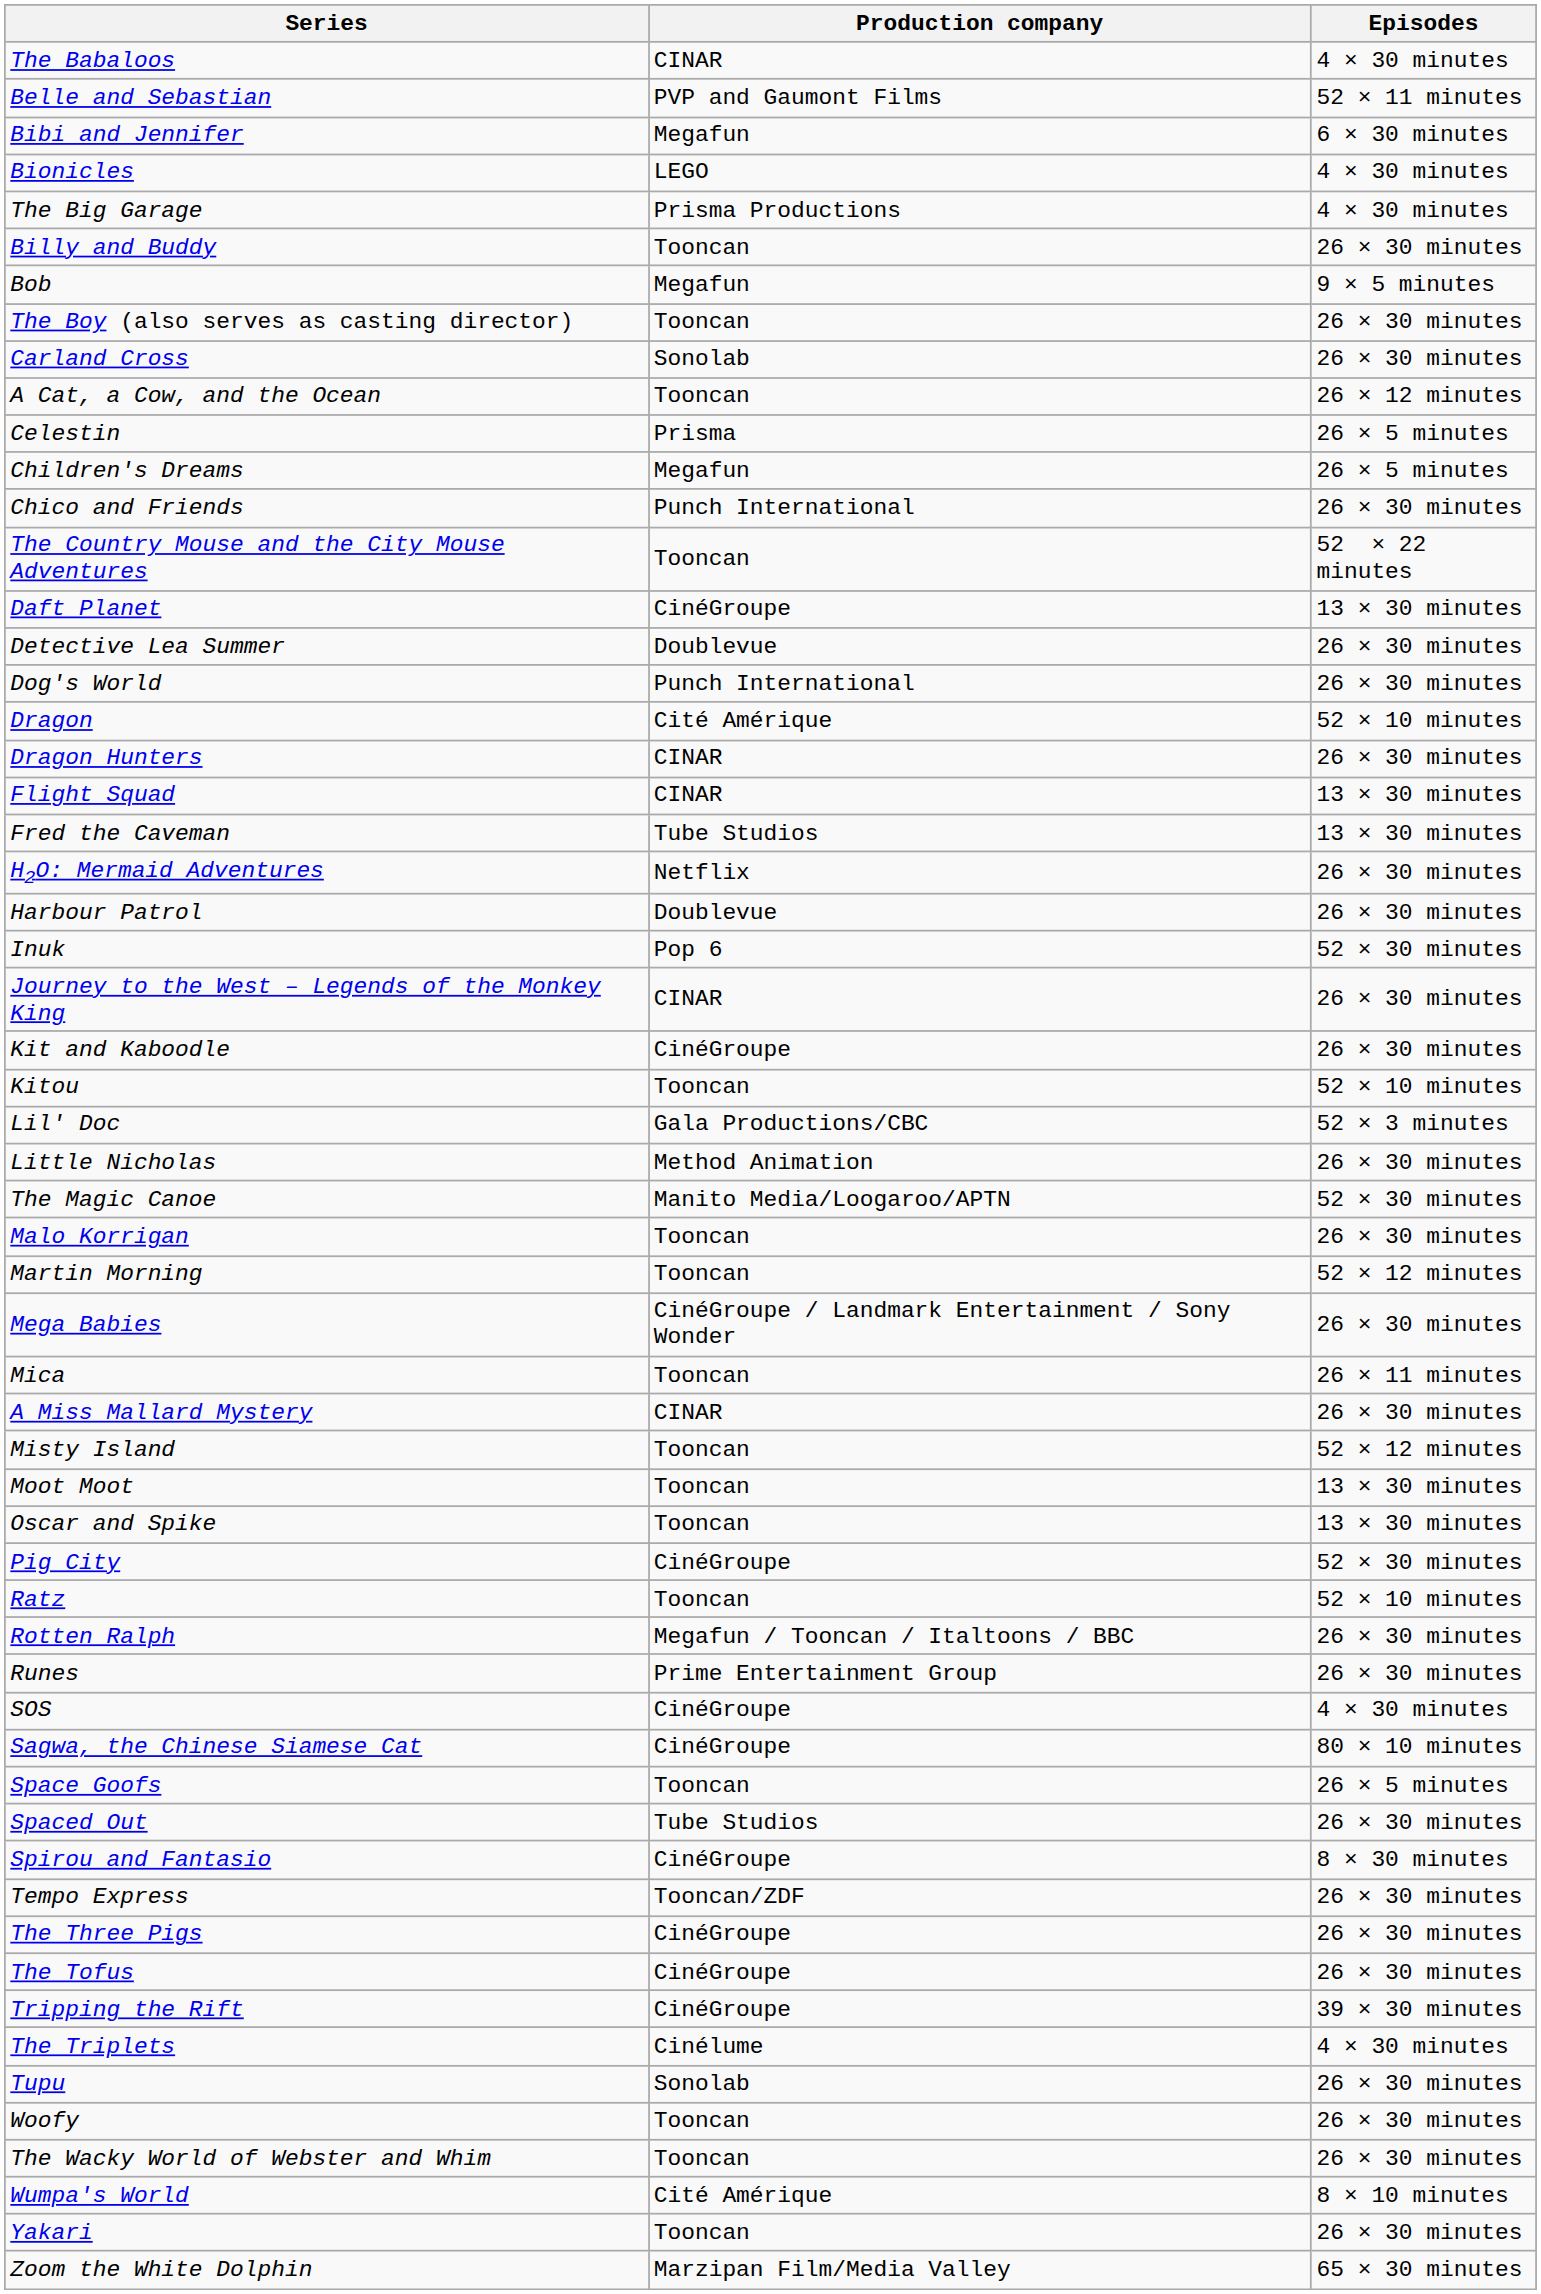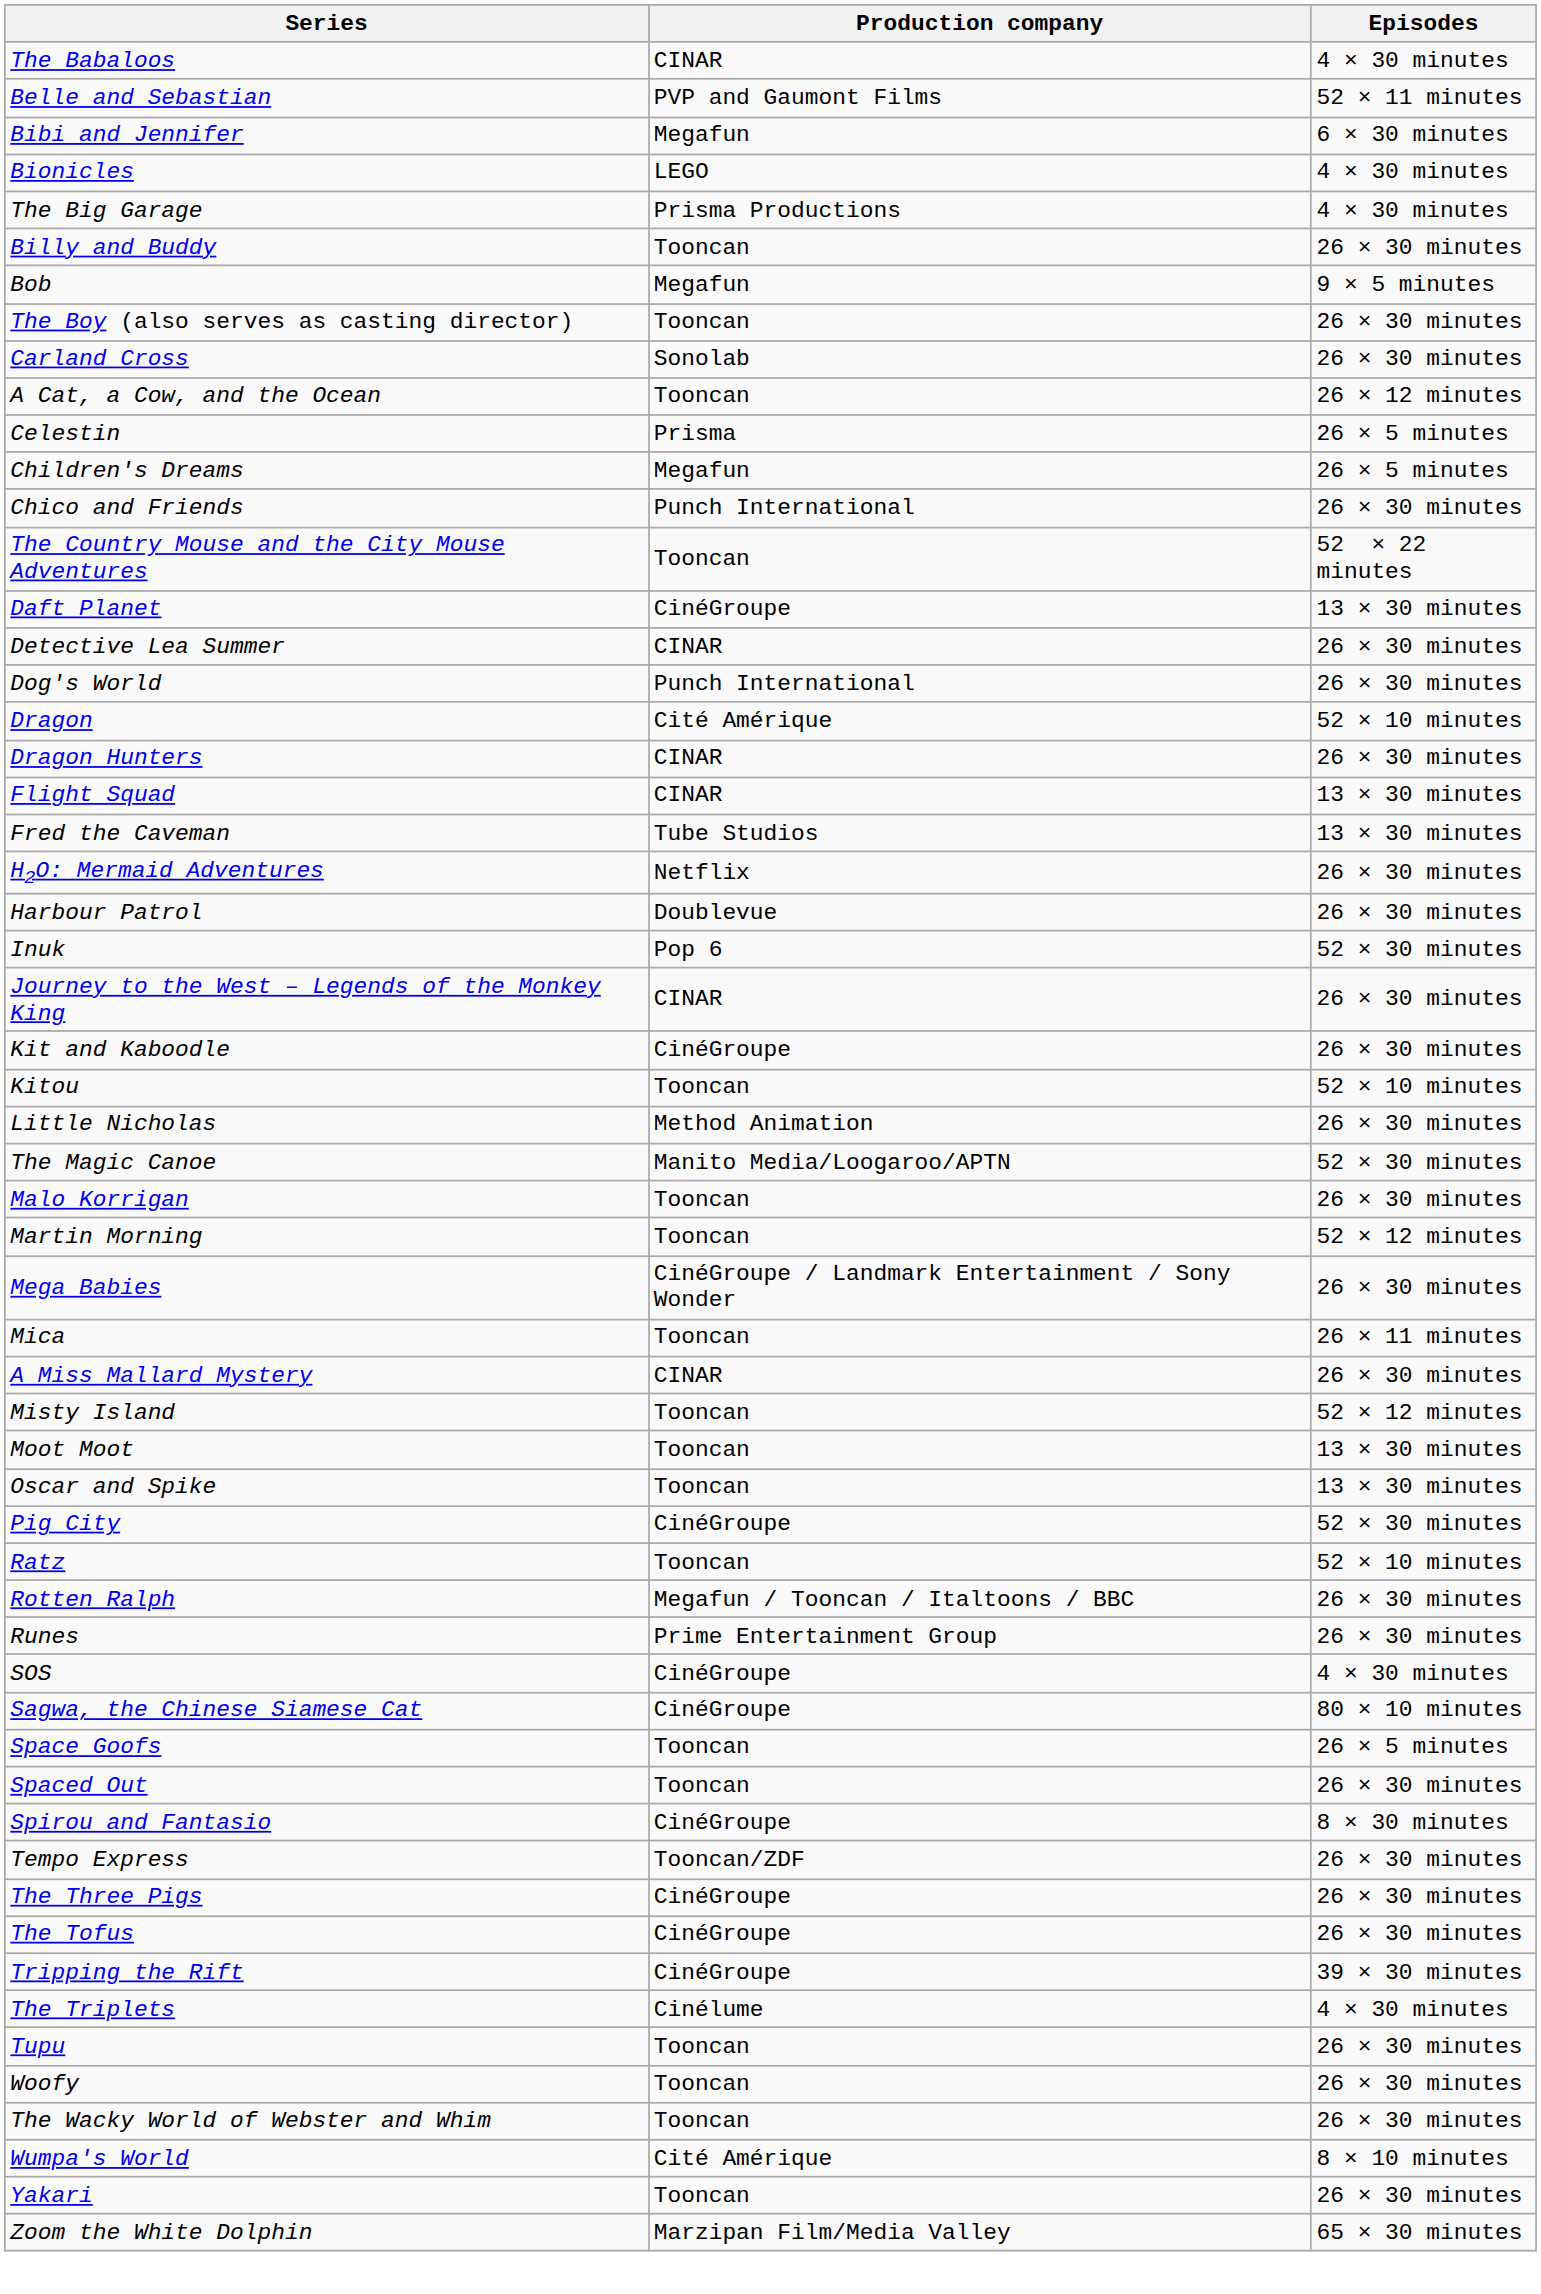(716, 647) Doublevue -> (688, 647) CINAR
- row: (65, 1125)
(736, 1823) Tube Studios -> (702, 1785) Tooncan
(702, 2084) Sonolab -> (702, 2046) Tooncan
